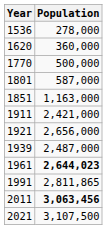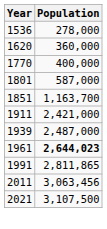(78, 64) 500,000 -> (78, 64) 400,000
(71, 98) 1,163,000 -> (71, 98) 1,163,700
- row: (19, 132)
(71, 199) bold -> (71, 182) normal
